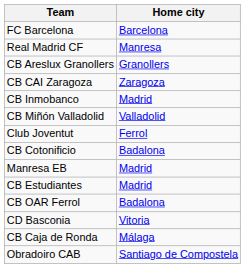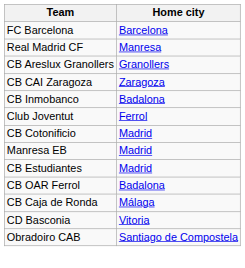(136, 99) Madrid -> (142, 99) Badalona
- row: (55, 116)
(142, 151) Badalona -> (136, 133) Madrid
rows swapped: (52, 237) <-> (39, 220)
